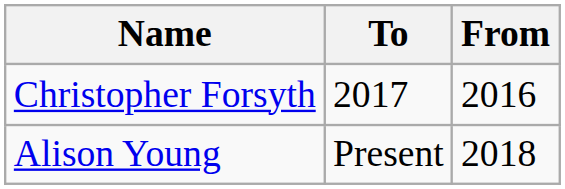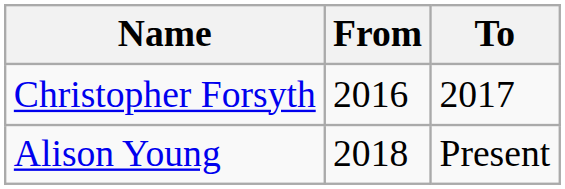columns swapped: (506, 34) <-> (388, 34)
